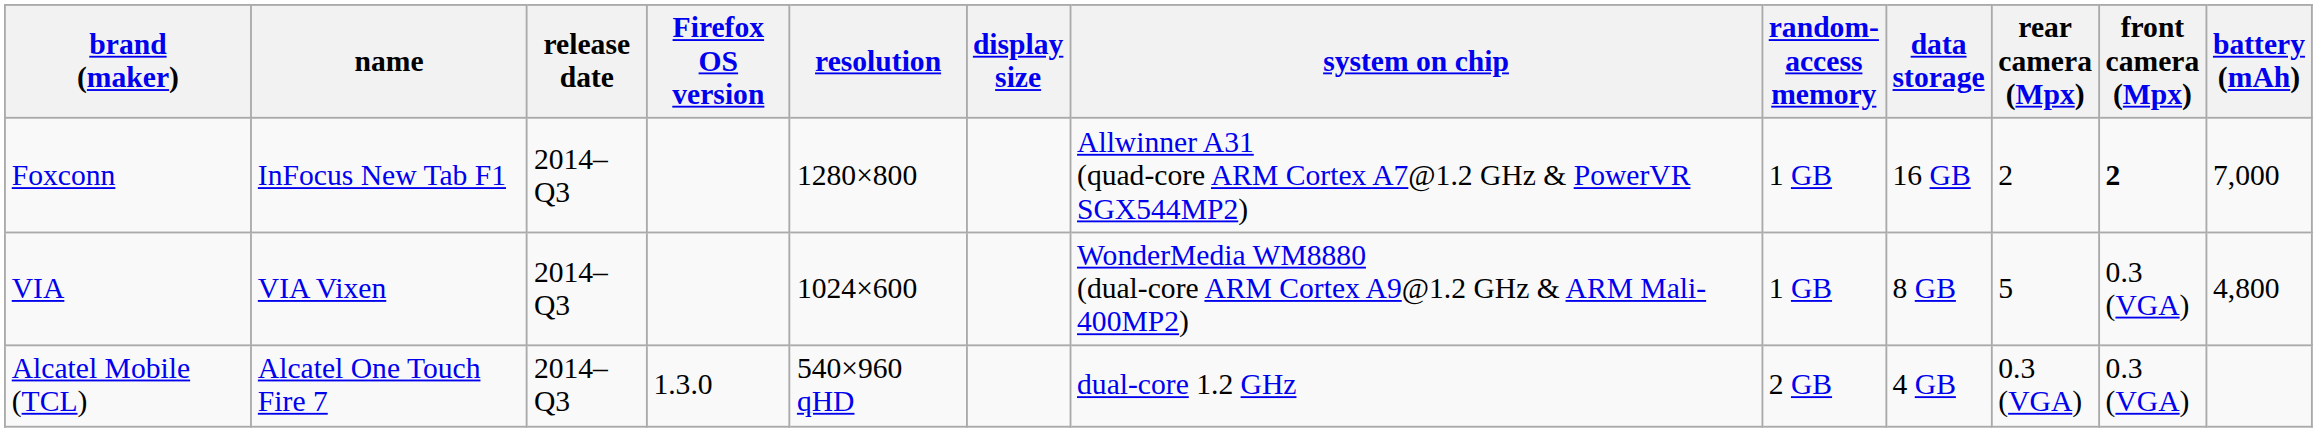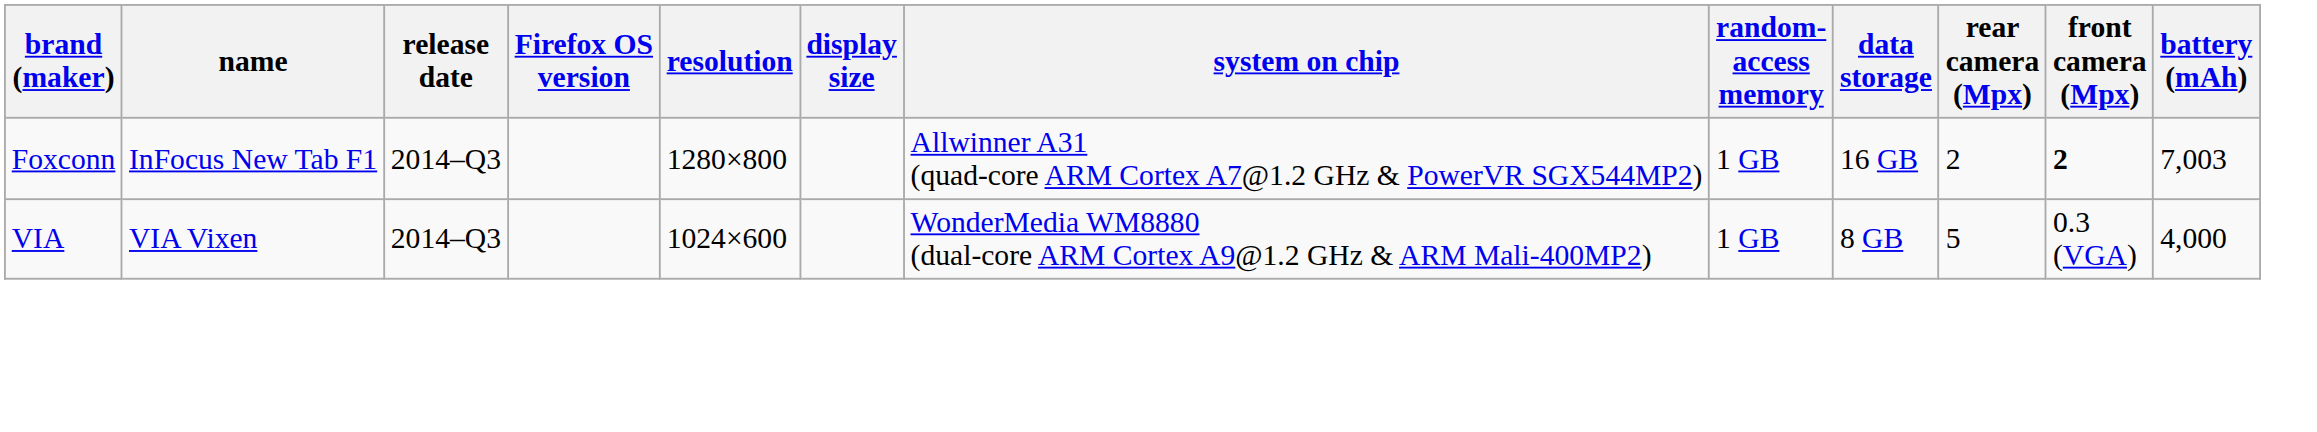(2246, 174) 7,000 -> (2194, 158) 7,003
(2246, 288) 4,800 -> (2194, 238) 4,000
- row: (101, 385)
